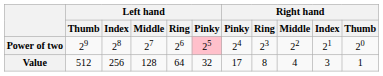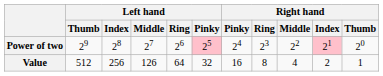(327, 45) no background -> (327, 45) pink background
(149, 63) 128 -> (149, 63) 126
(237, 63) 17 -> (237, 63) 16
(327, 63) 3 -> (327, 63) 2
